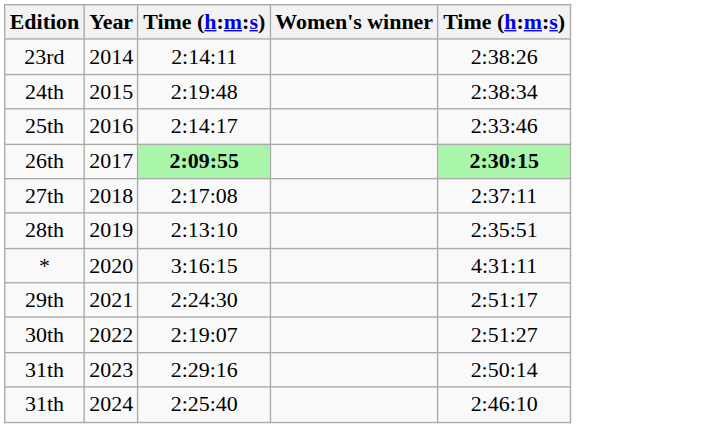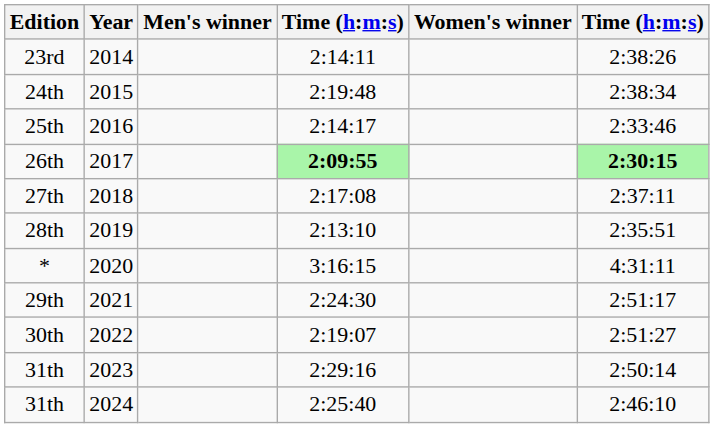+ column: (207, 21)
